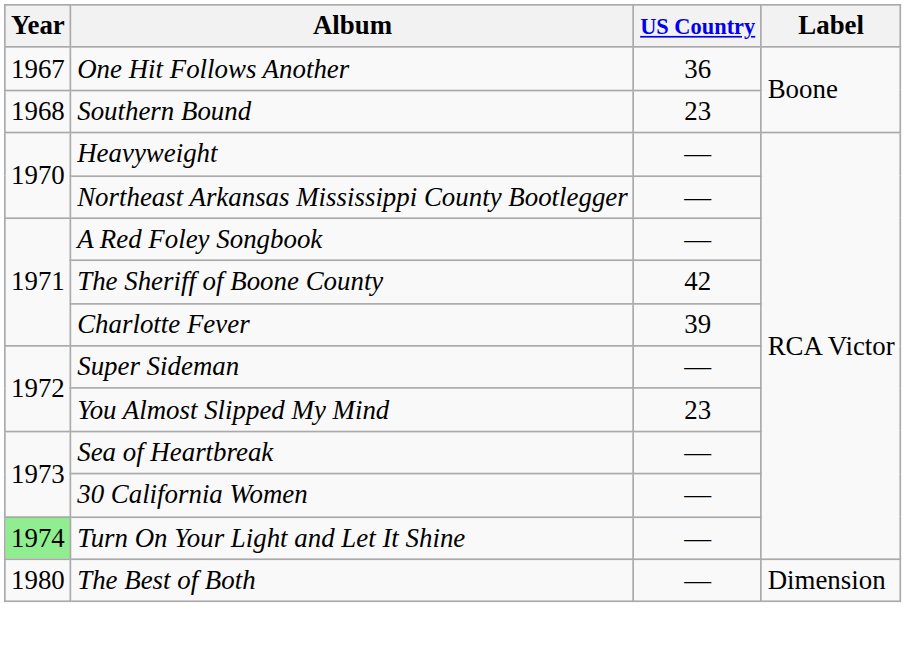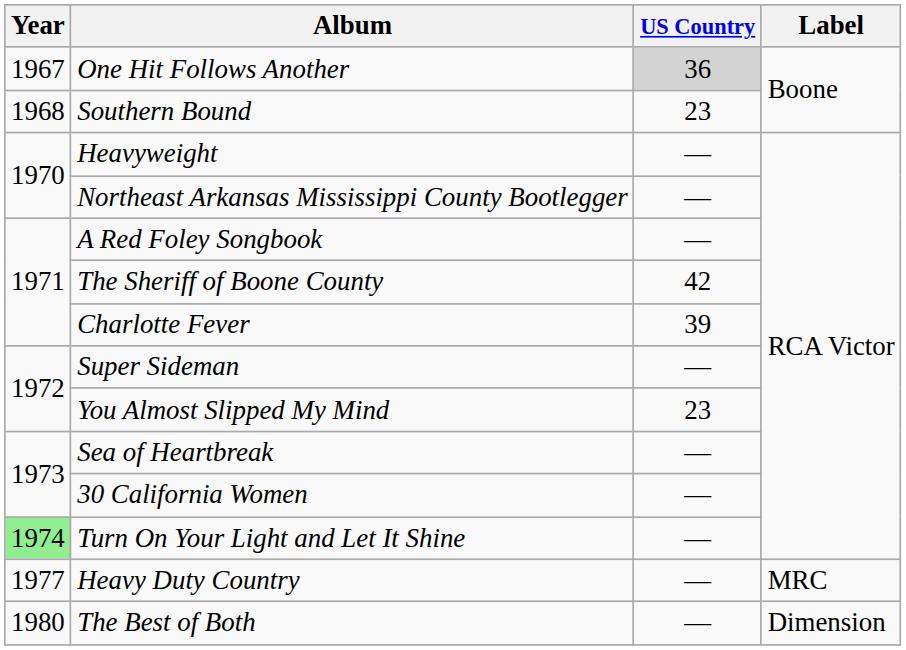(698, 68) no background -> (698, 68) lightgrey background
+ row: (188, 580)
